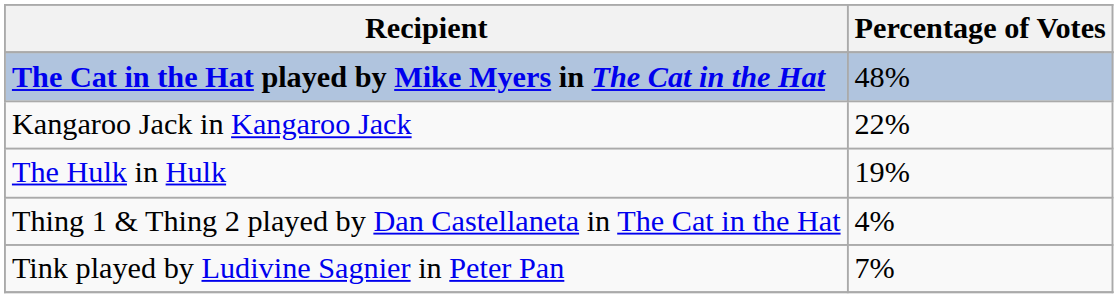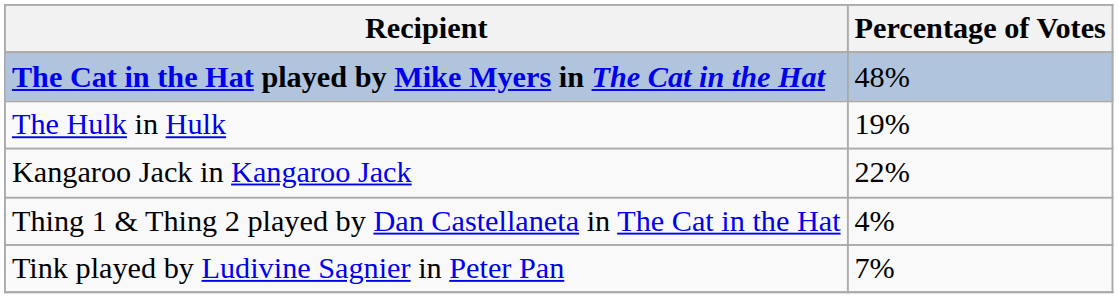rows swapped: (119, 172) <-> (212, 124)
